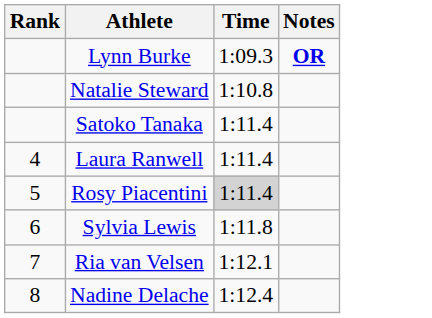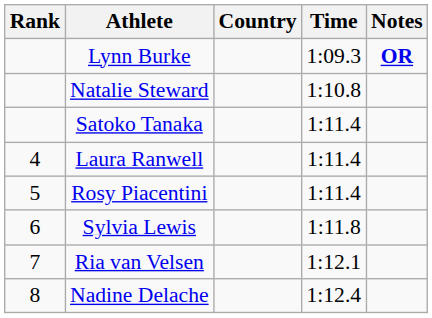+ column: (258, 21)
(246, 192) lightgrey background -> (334, 192) no background
